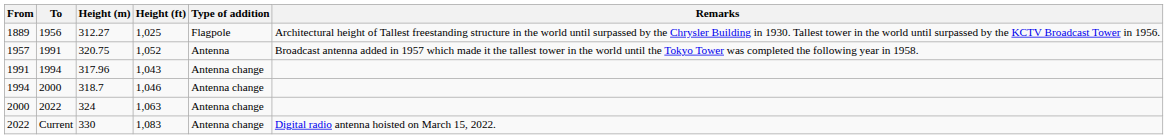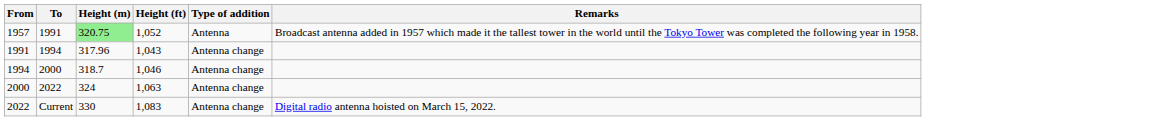- row: (18, 32)
(94, 51) no background -> (94, 32) lightgreen background
